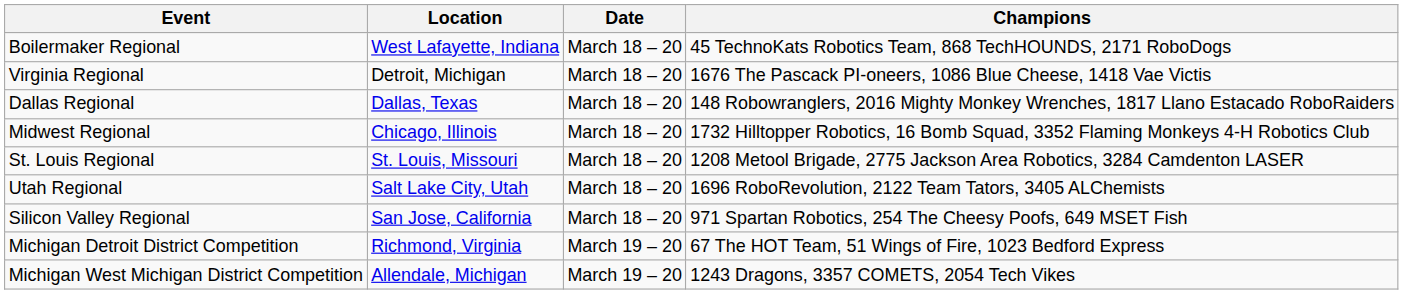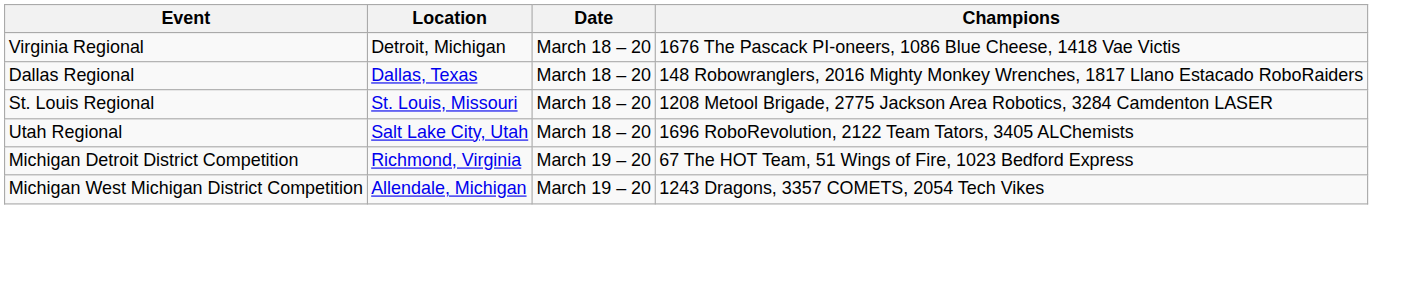- row: (94, 47)
- row: (79, 132)
- row: (99, 217)
